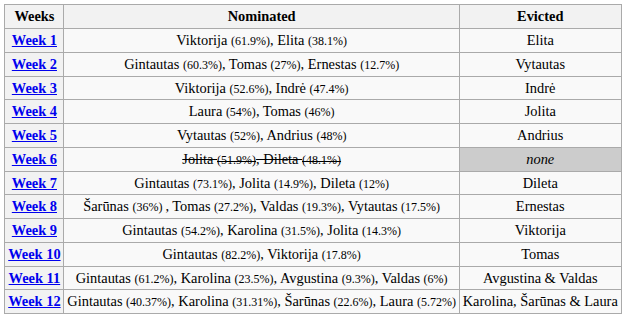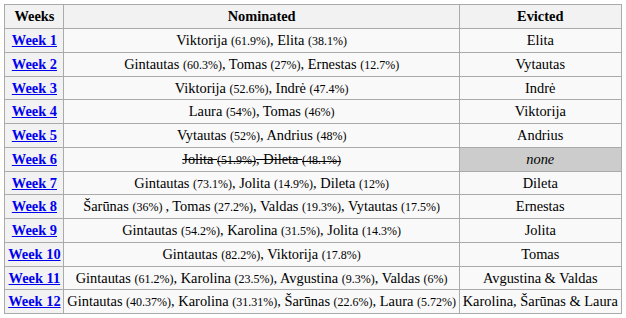(540, 111) Jolita -> (540, 111) Viktorija
(540, 230) Viktorija -> (540, 230) Jolita
